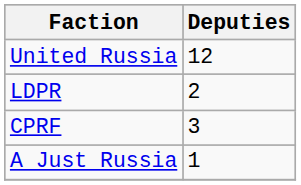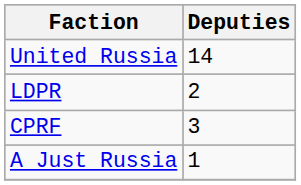(200, 57) 12 -> (200, 57) 14
